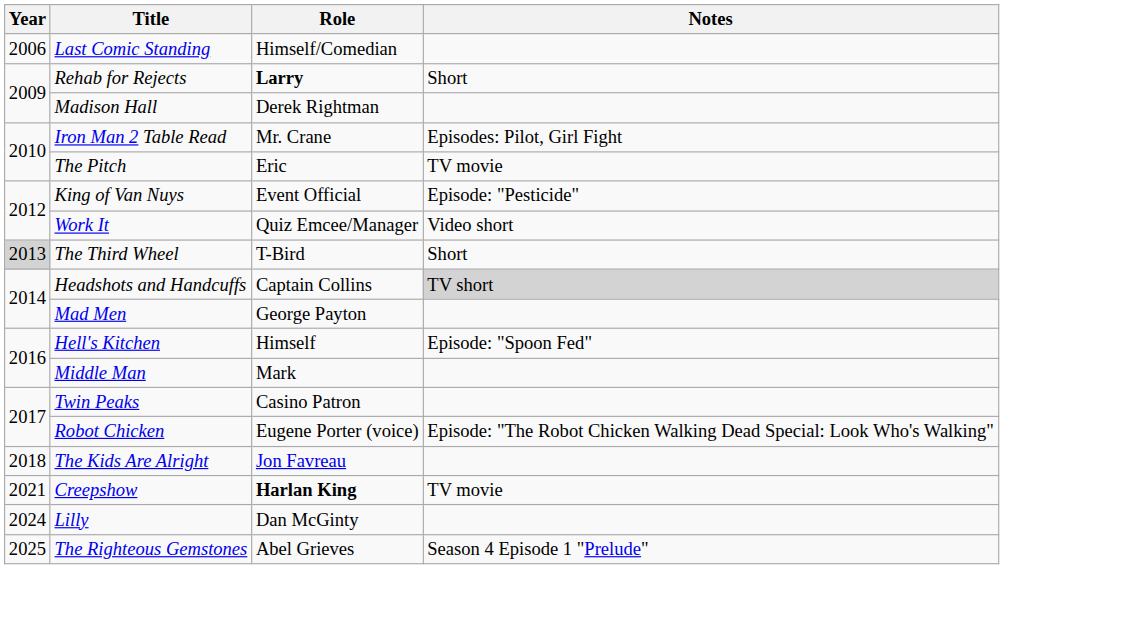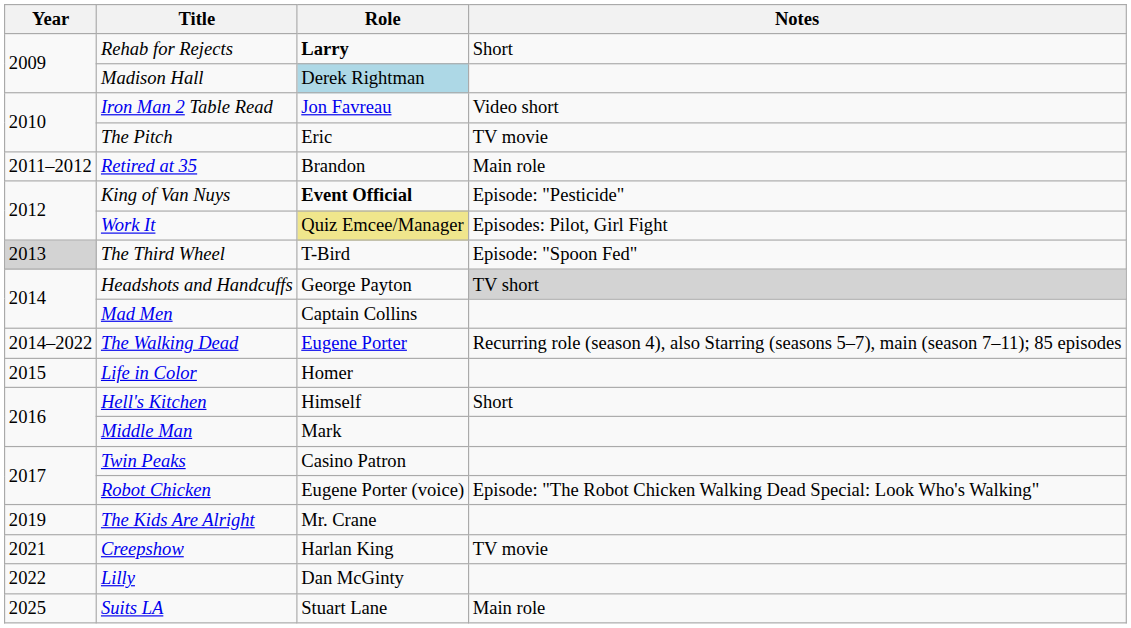- row: (132, 48)
(317, 107) no background -> (363, 78) lightblue background
(294, 136) Mr. Crane -> (346, 107) Jon Favreau
(525, 136) Episodes: Pilot, Girl Fight -> (516, 107) Video short
+ row: (149, 166)
(309, 195) normal -> (357, 195) bold
(337, 225) no background -> (382, 225) khaki background
(470, 225) Video short -> (570, 225) Episodes: Pilot, Girl Fight
(447, 254) Short -> (555, 254) Episode: "Spoon Fed"
(314, 284) Captain Collins -> (357, 284) George Payton
(311, 313) George Payton -> (359, 313) Captain Collins
+ row: (170, 343)
+ row: (149, 372)
(510, 343) Episode: "Spoon Fed" -> (493, 401) Short
(27, 460) 2018 -> (27, 519) 2019
(301, 460) Jon Favreau -> (339, 519) Mr. Crane
(306, 490) bold -> (347, 549) normal
(27, 519) 2024 -> (27, 578) 2022
+ row: (132, 607)
- row: (151, 549)
